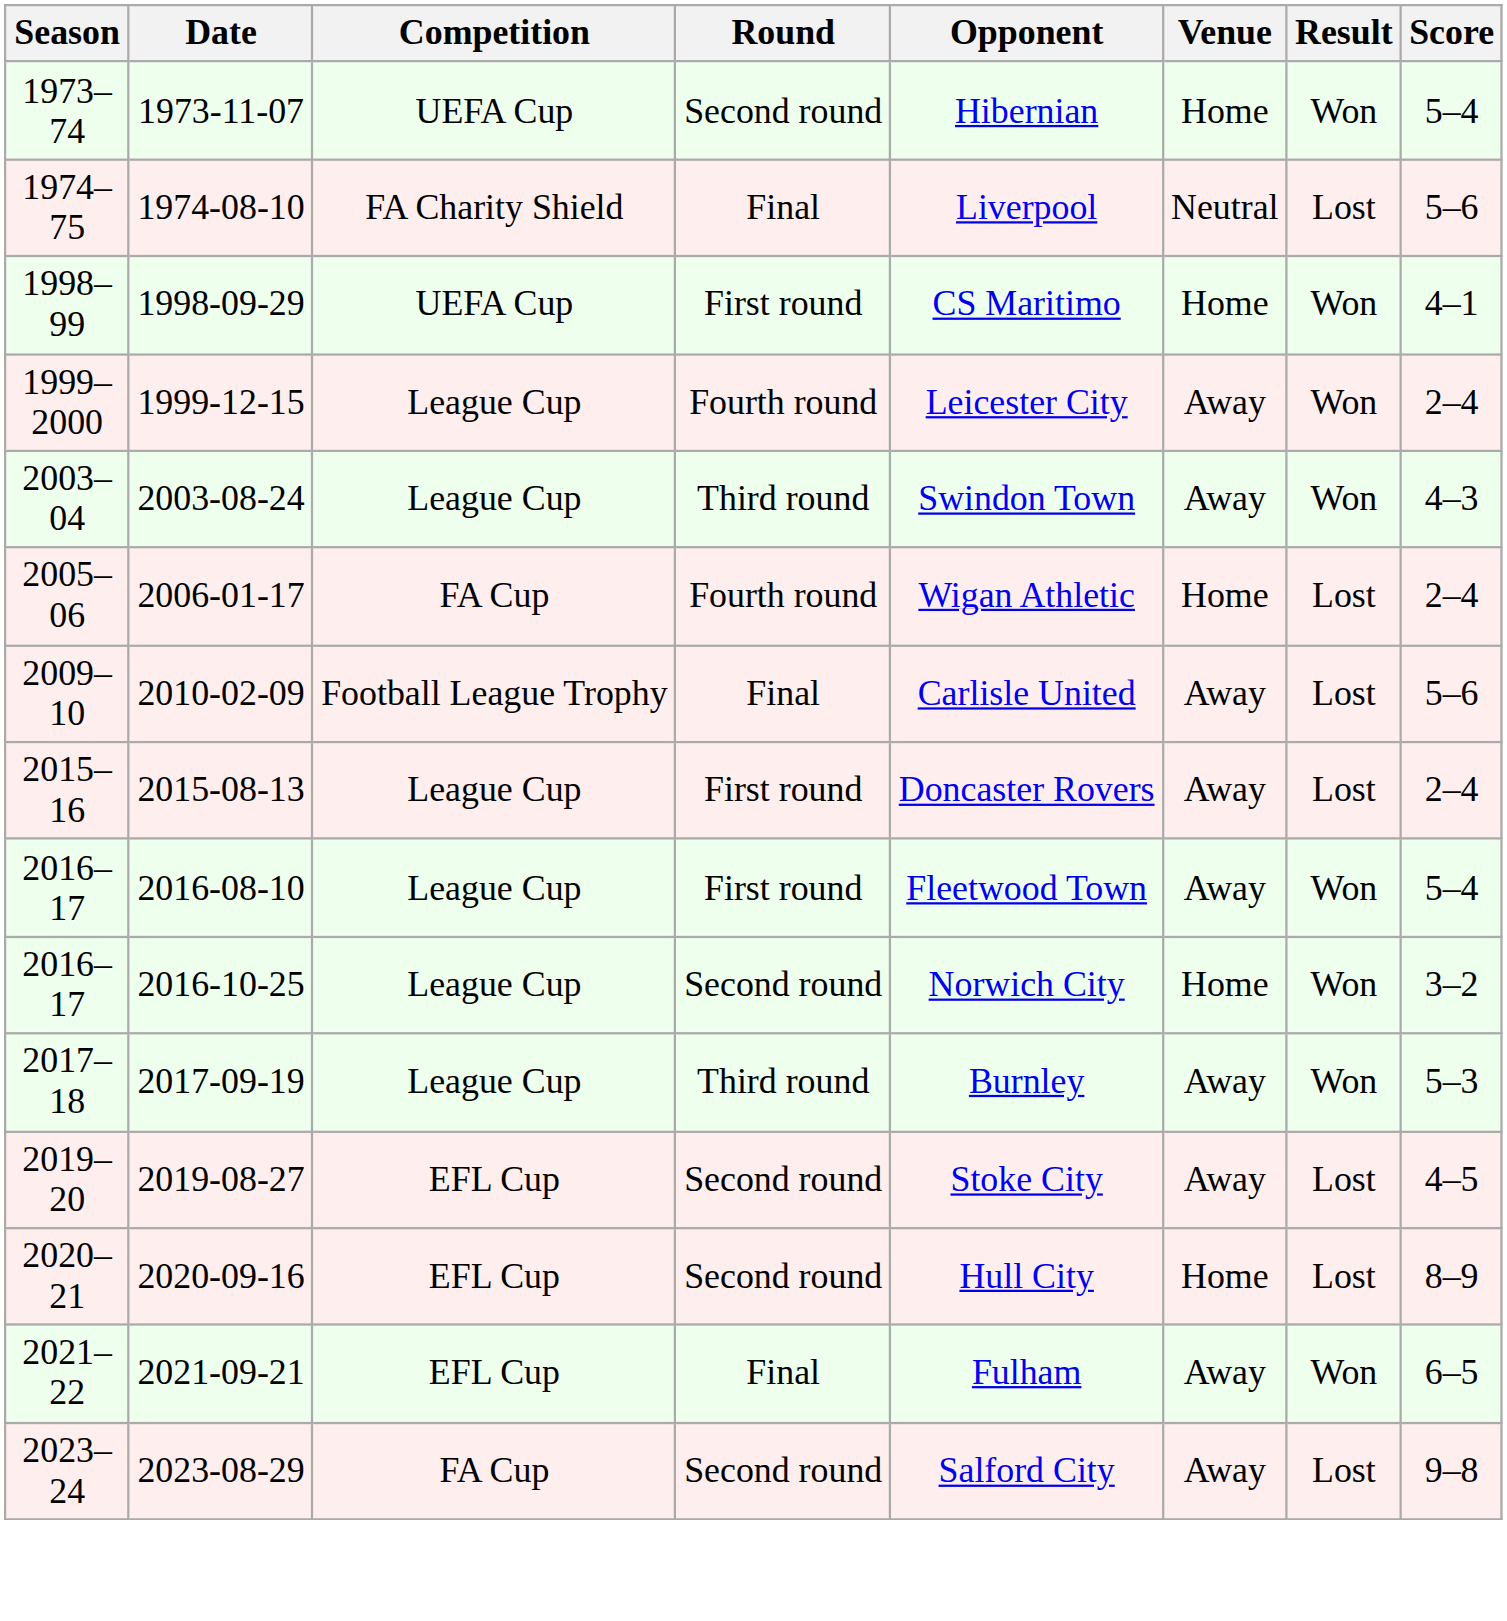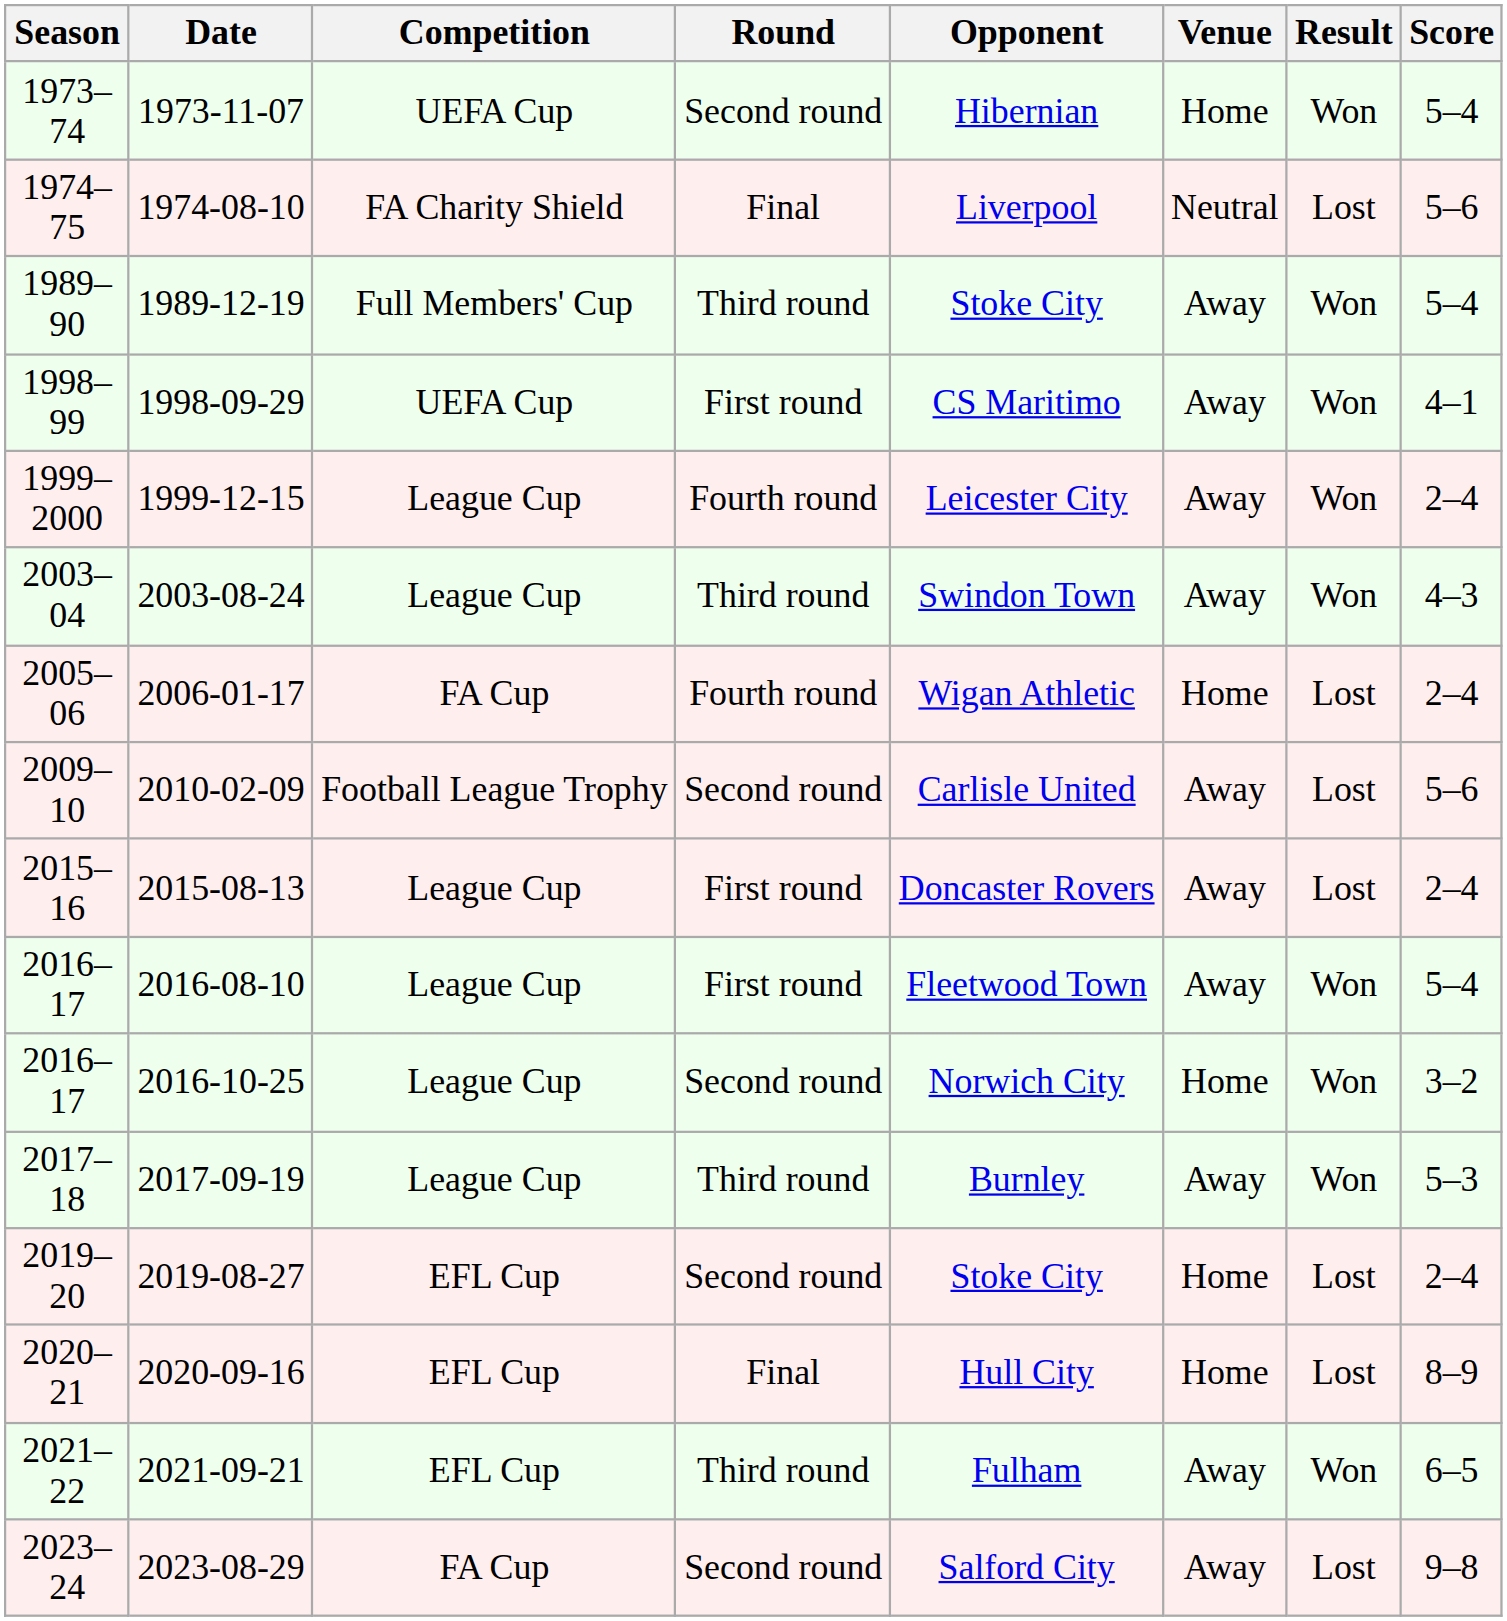+ row: (221, 304)
(1225, 304) Home -> (1225, 401) Away
(783, 692) Final -> (783, 790) Second round
(1225, 1178) Away -> (1225, 1275) Home
(1452, 1178) 4–5 -> (1452, 1275) 2–4
(783, 1275) Second round -> (783, 1372) Final
(783, 1372) Final -> (783, 1470) Third round
